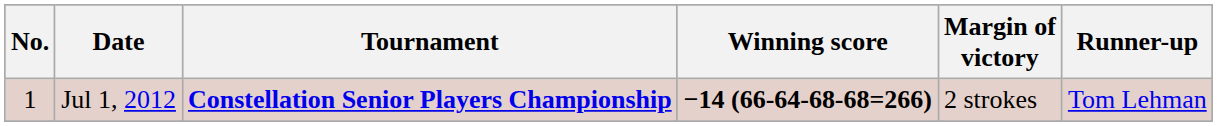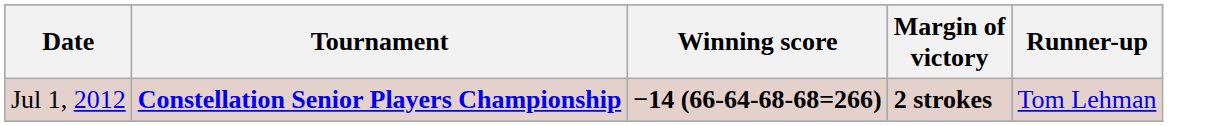- column: (30, 41)
(991, 99) normal -> (943, 99) bold
